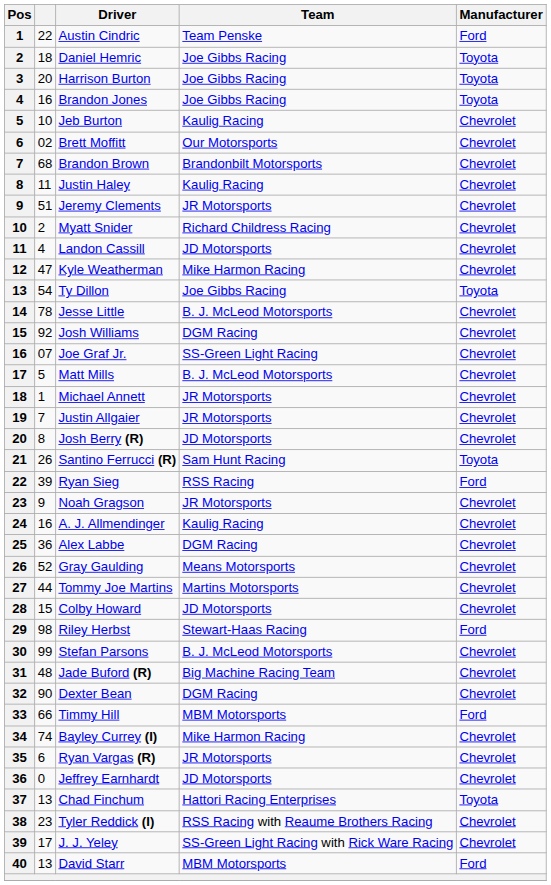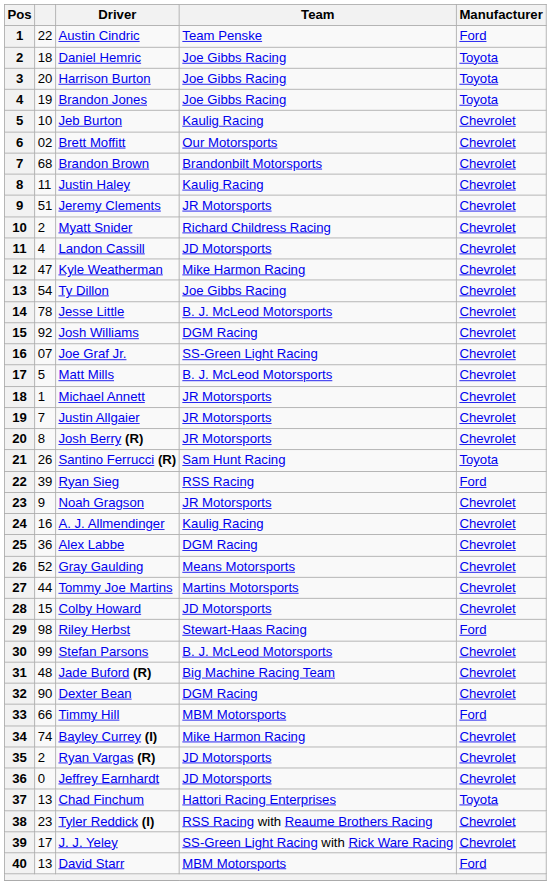(45, 99) 16 -> (45, 99) 19
(479, 290) Toyota -> (488, 290) Chevrolet
(227, 438) JD Motorsports -> (227, 438) JR Motorsports
(41, 757) 6 -> (41, 757) 2
(227, 757) JR Motorsports -> (227, 757) JD Motorsports
